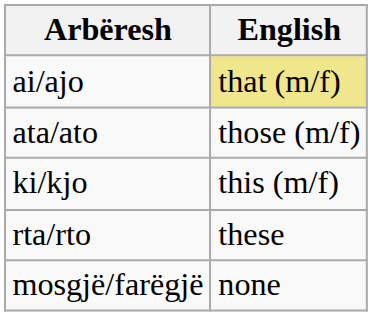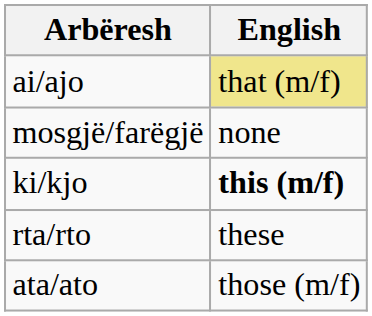rows swapped: (55, 132) <-> (108, 285)
(279, 183) normal -> (281, 183) bold
